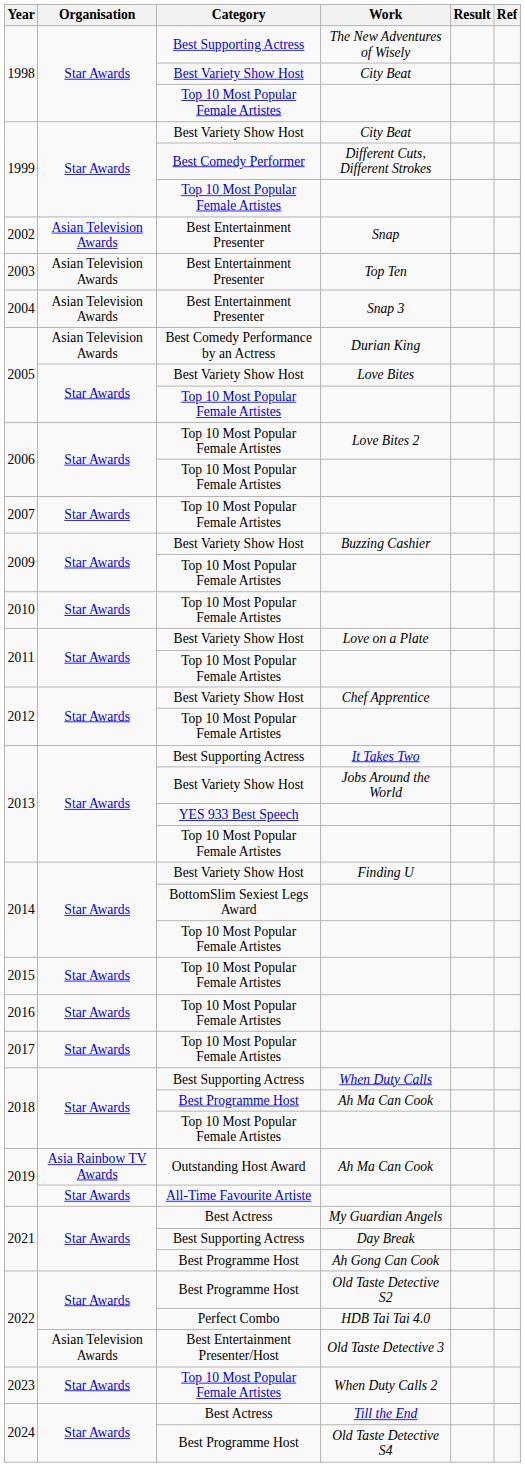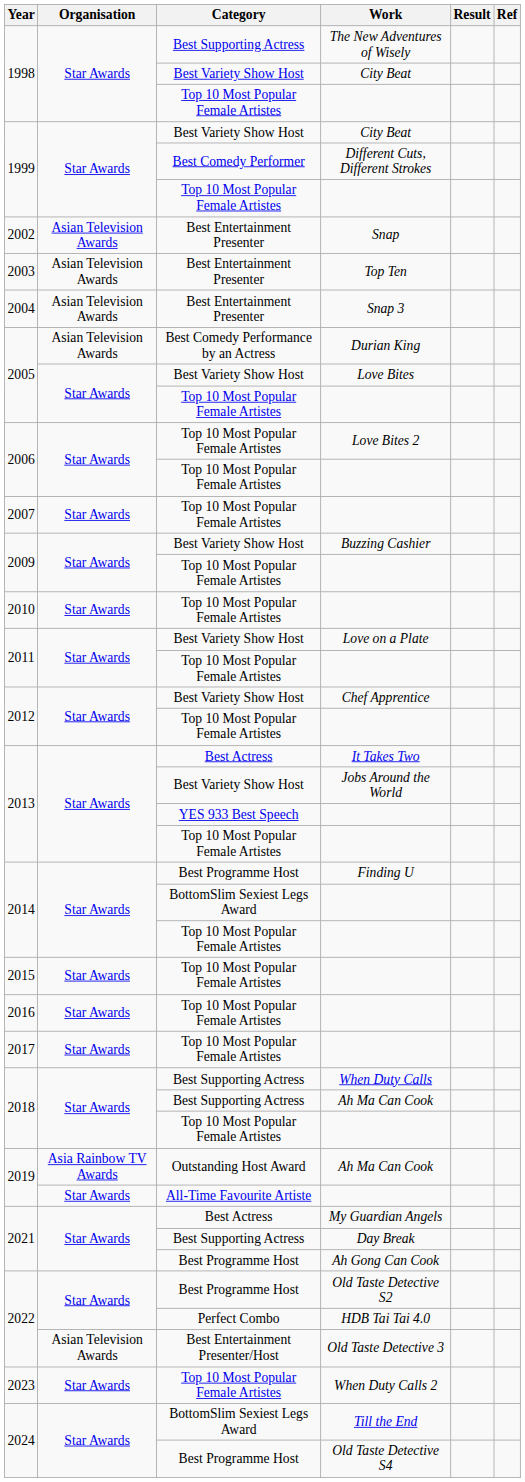(239, 756) Best Supporting Actress -> (239, 756) Best Actress
(239, 873) Best Variety Show Host -> (239, 873) Best Programme Host
(239, 1100) Best Programme Host -> (239, 1100) Best Supporting Actress
(239, 1414) Best Actress -> (239, 1421) BottomSlim Sexiest Legs Award
